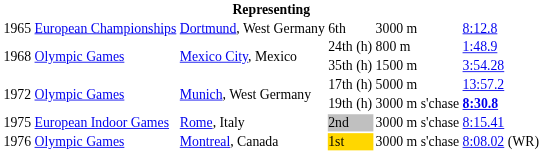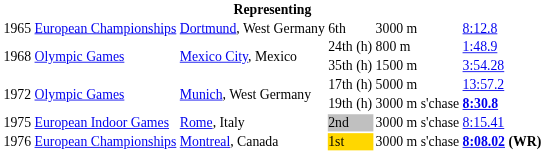(79, 141) Olympic Games -> (105, 141) European Championships
(501, 141) normal -> (502, 141) bold
